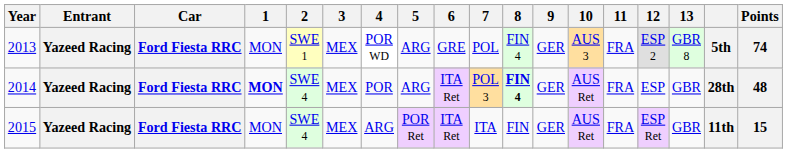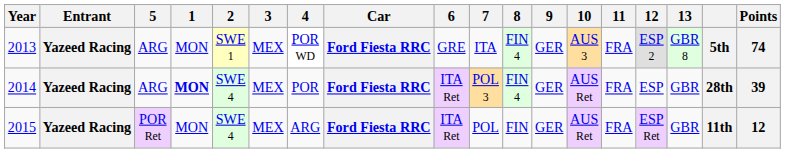columns swapped: (190, 15) <-> (416, 15)
(486, 47) POL -> (486, 47) ITA
(518, 87) bold -> (517, 86) normal
(760, 87) 48 -> (758, 87) 39
(486, 127) ITA -> (486, 127) POL
(760, 127) 15 -> (758, 127) 12
